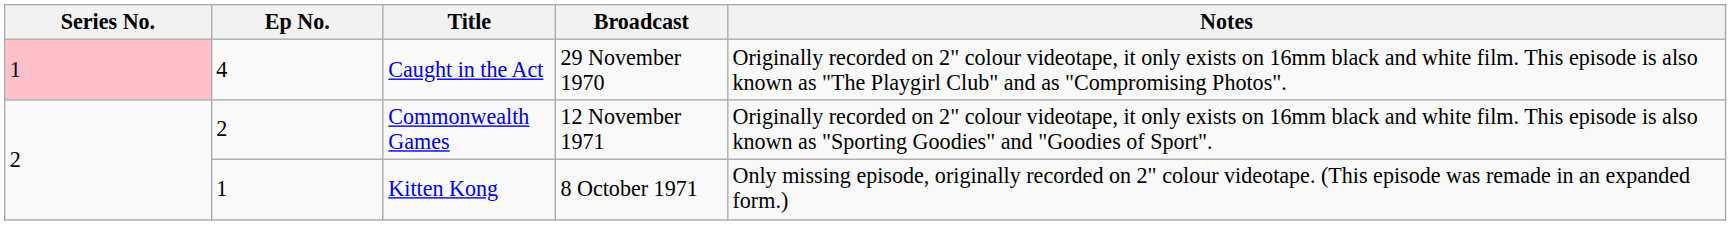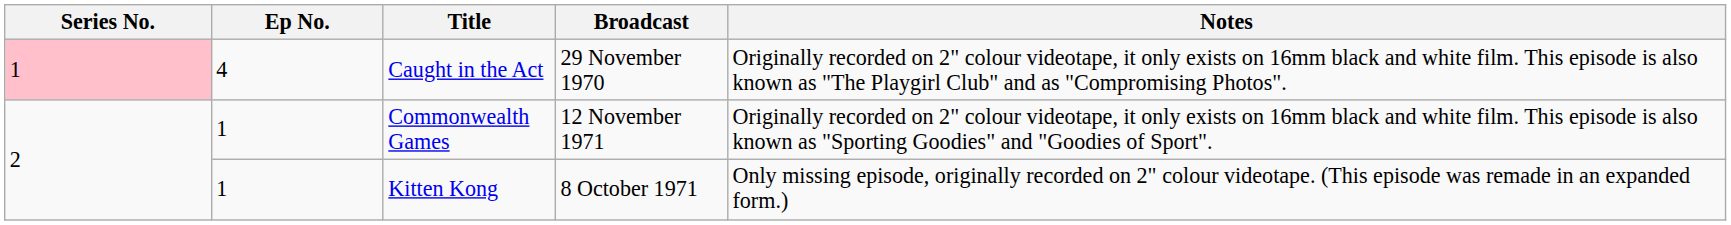(222, 129) 2 -> (222, 129) 1
